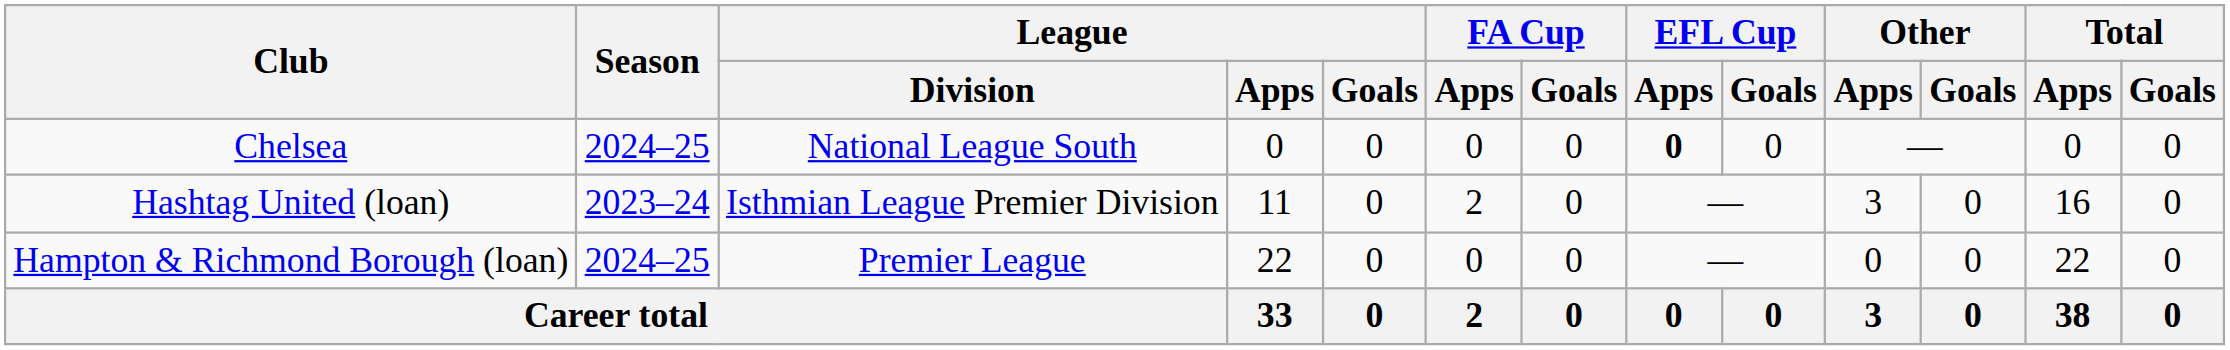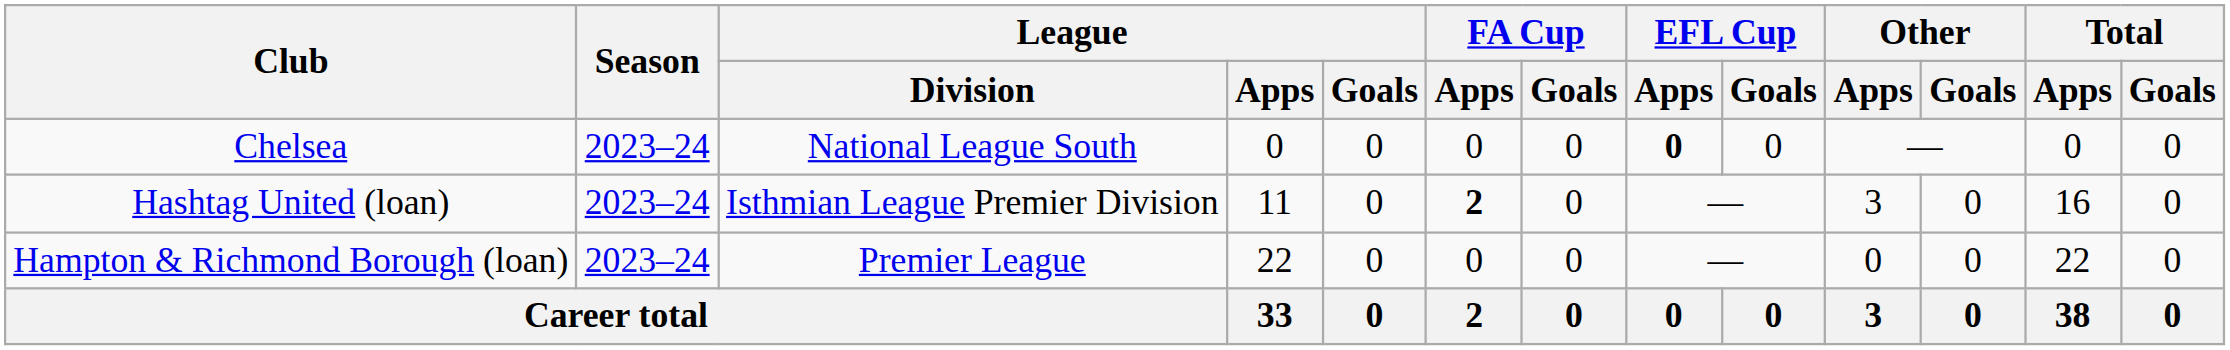(647, 145) 2024–25 -> (647, 145) 2023–24
(1474, 202) normal -> (1474, 202) bold
(647, 259) 2024–25 -> (647, 259) 2023–24
